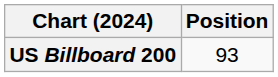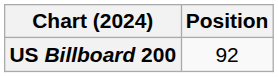(227, 54) 93 -> (227, 54) 92
